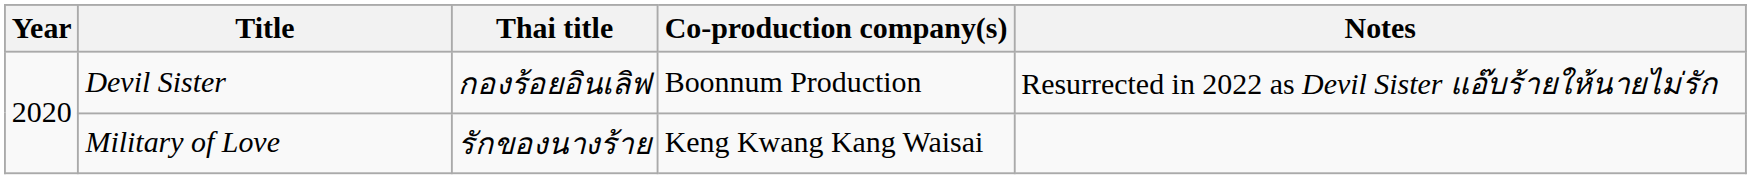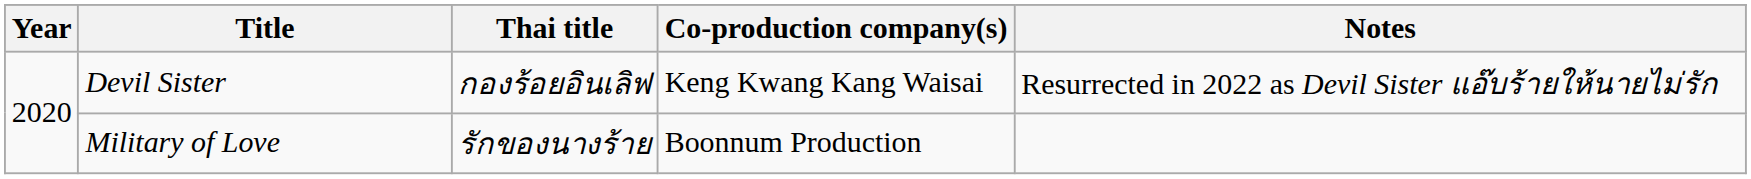(793, 82) Boonnum Production -> (824, 82) Keng Kwang Kang Waisai
(824, 142) Keng Kwang Kang Waisai -> (793, 142) Boonnum Production
